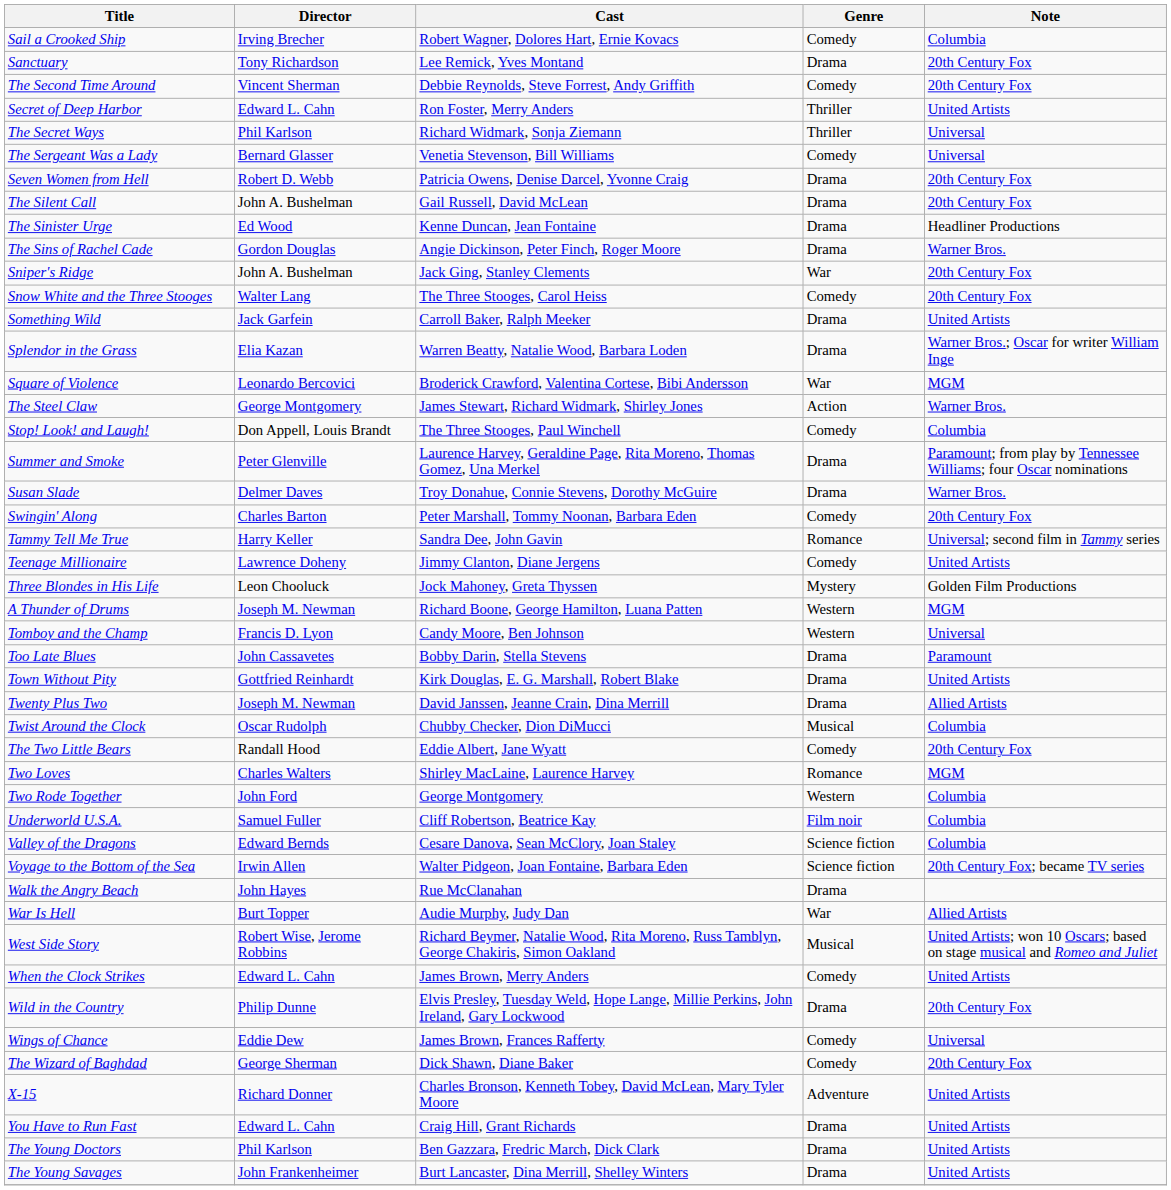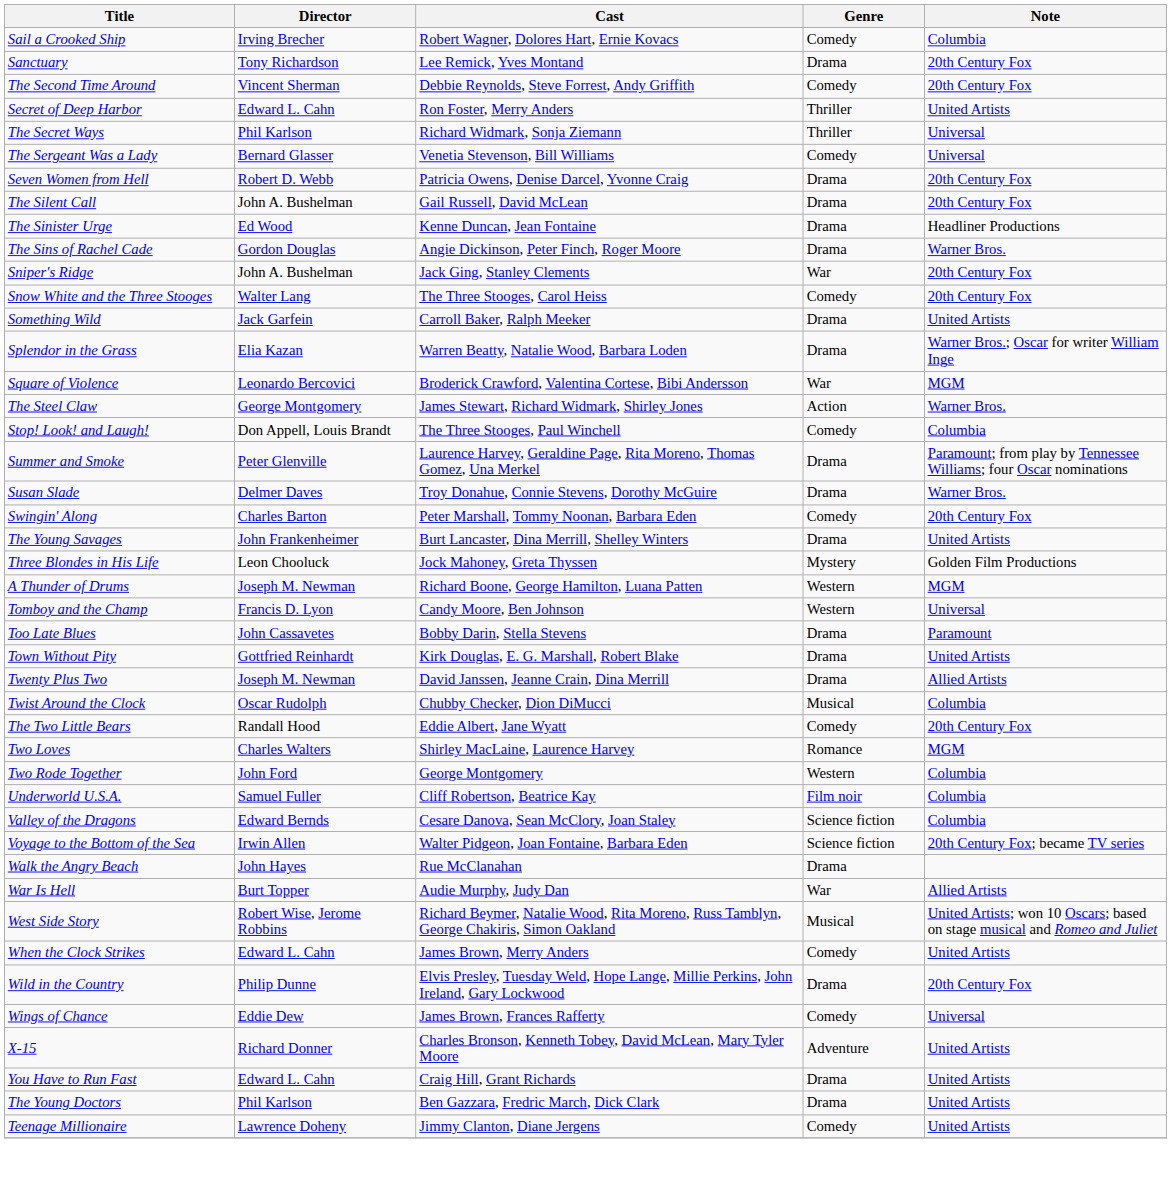- row: (68, 539)
rows swapped: (67, 562) <-> (65, 1172)
- row: (77, 1062)
